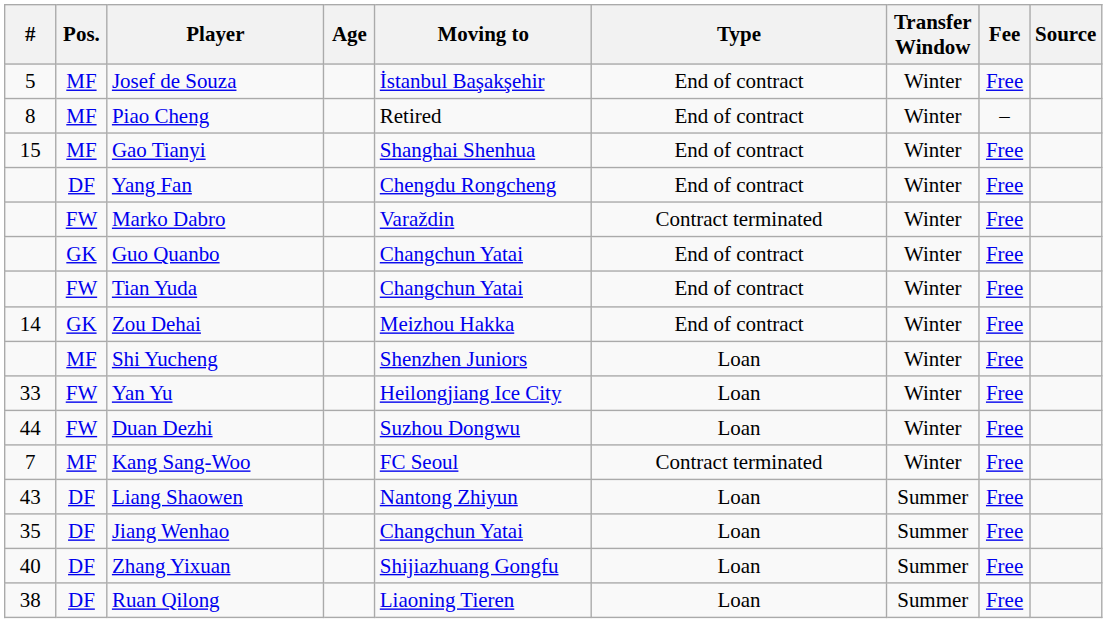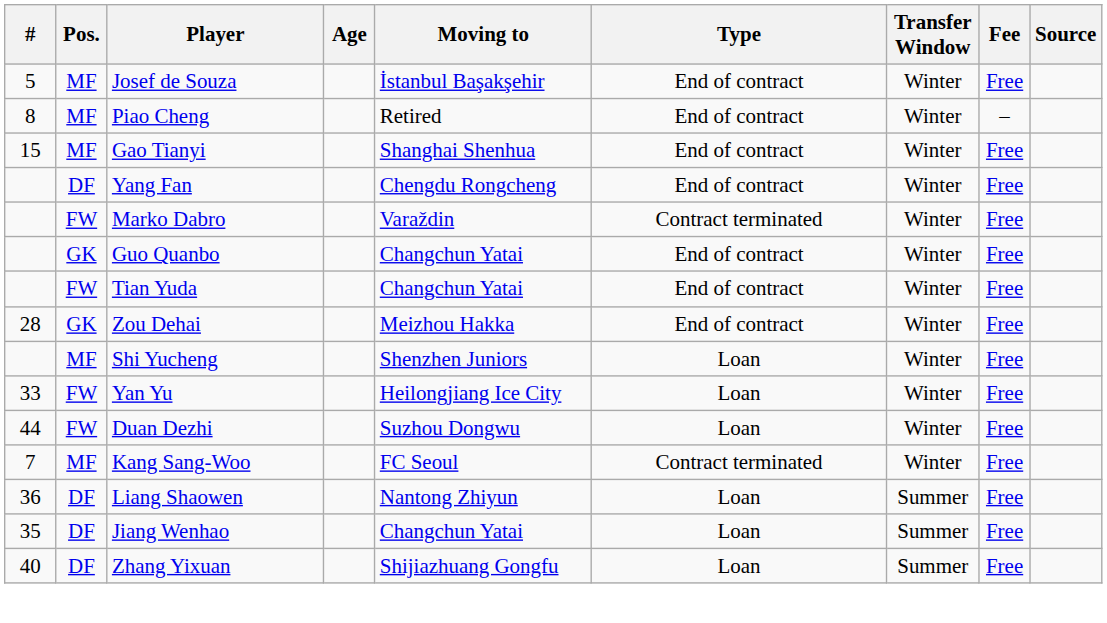(30, 323) 14 -> (30, 323) 28
(30, 496) 43 -> (30, 496) 36
- row: (166, 600)
